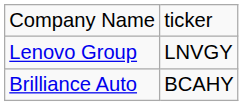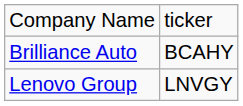rows swapped: (73, 84) <-> (73, 52)
